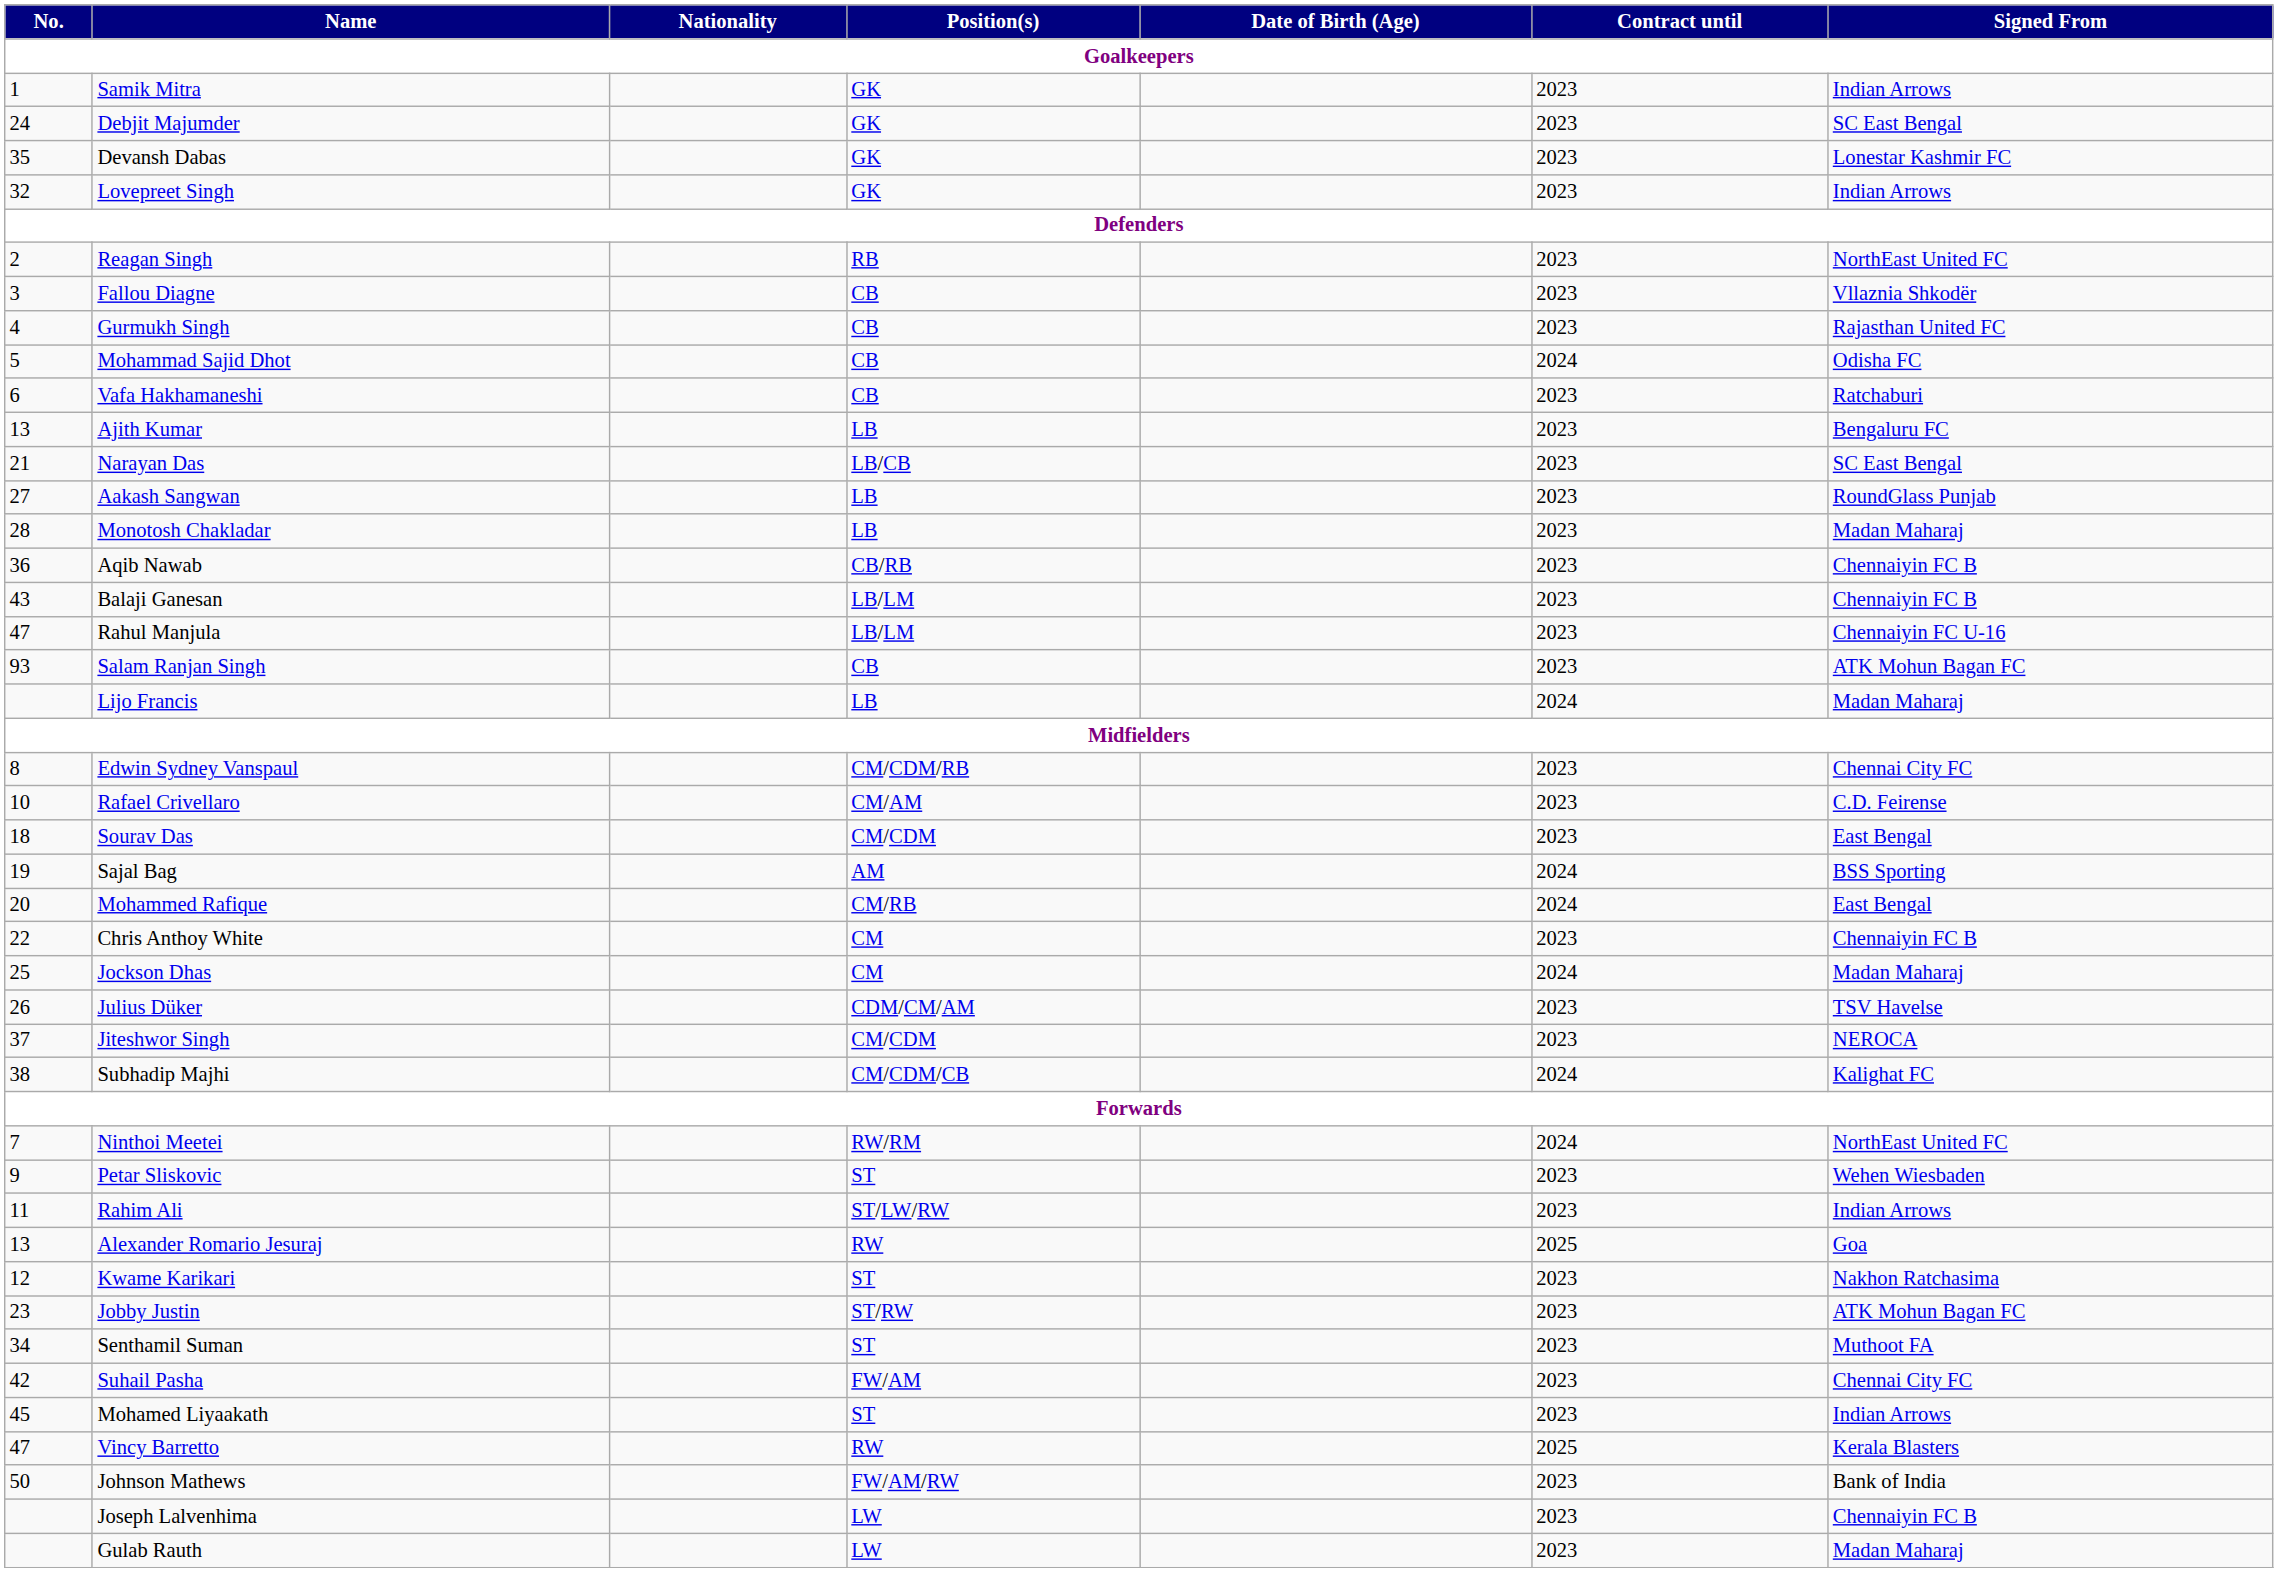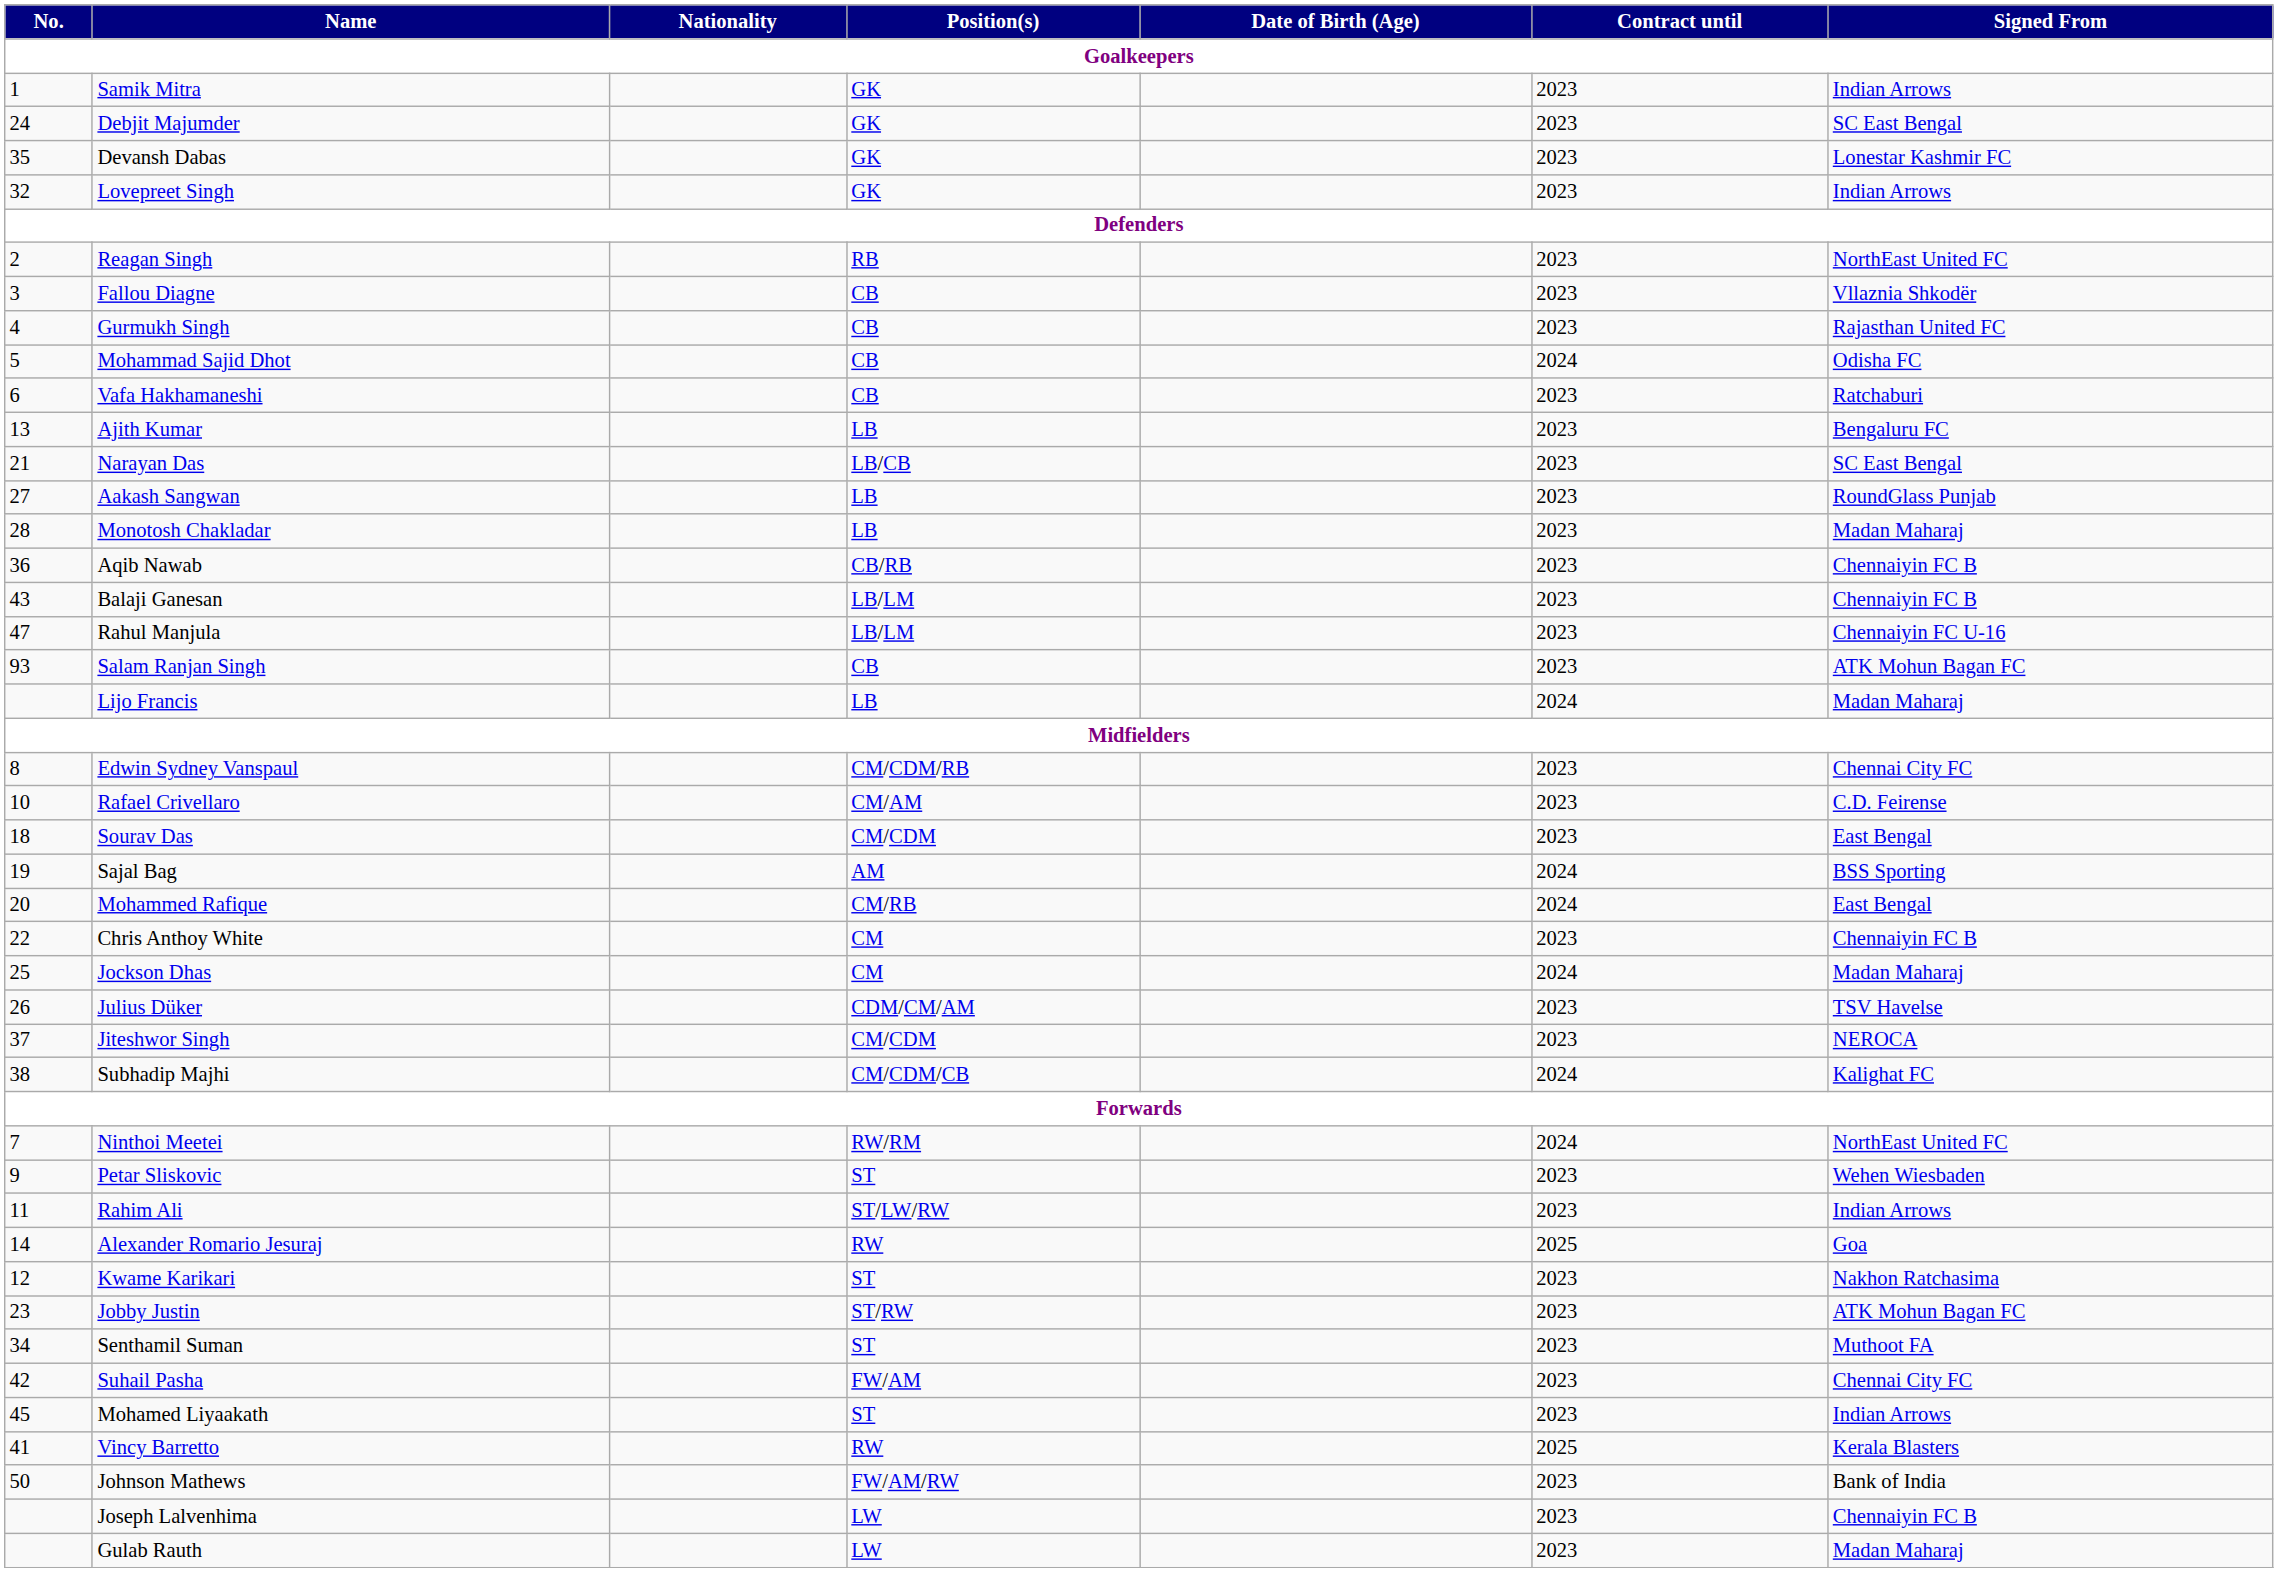(20, 1244) 13 -> (20, 1244) 14
(20, 1448) 47 -> (20, 1448) 41
